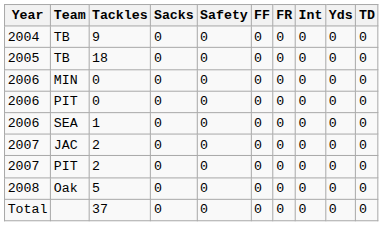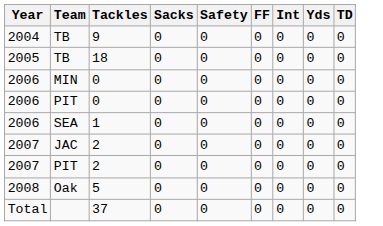- column: (284, 15)
